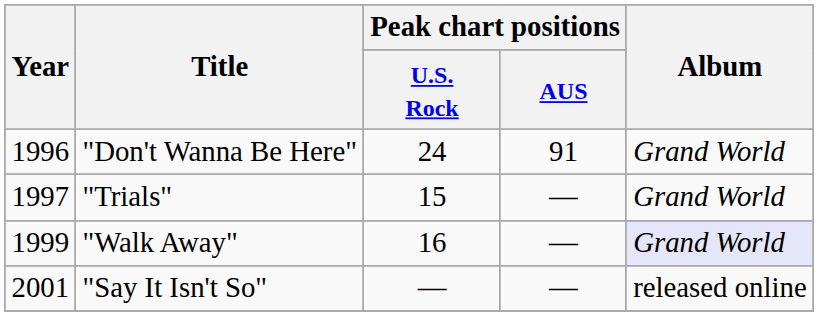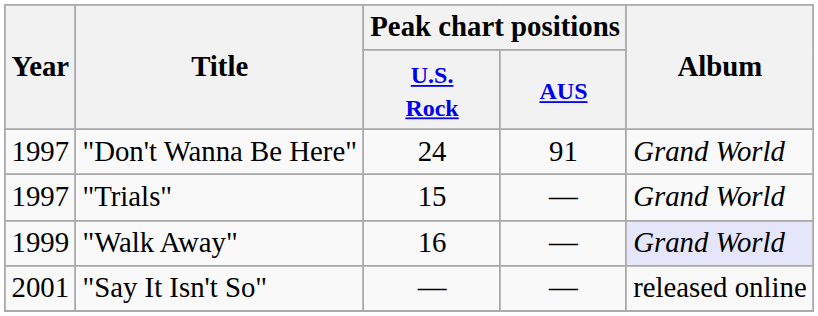(40, 151) 1996 -> (40, 151) 1997
